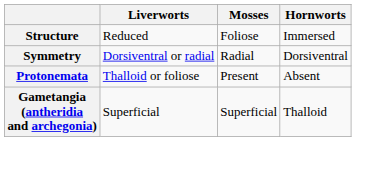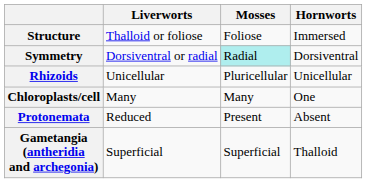(125, 35) Reduced -> (154, 35) Thalloid or foliose
(237, 55) no background -> (240, 55) paleturquoise background
+ row: (54, 76)
+ row: (54, 96)
(151, 76) Thalloid or foliose -> (129, 117) Reduced
